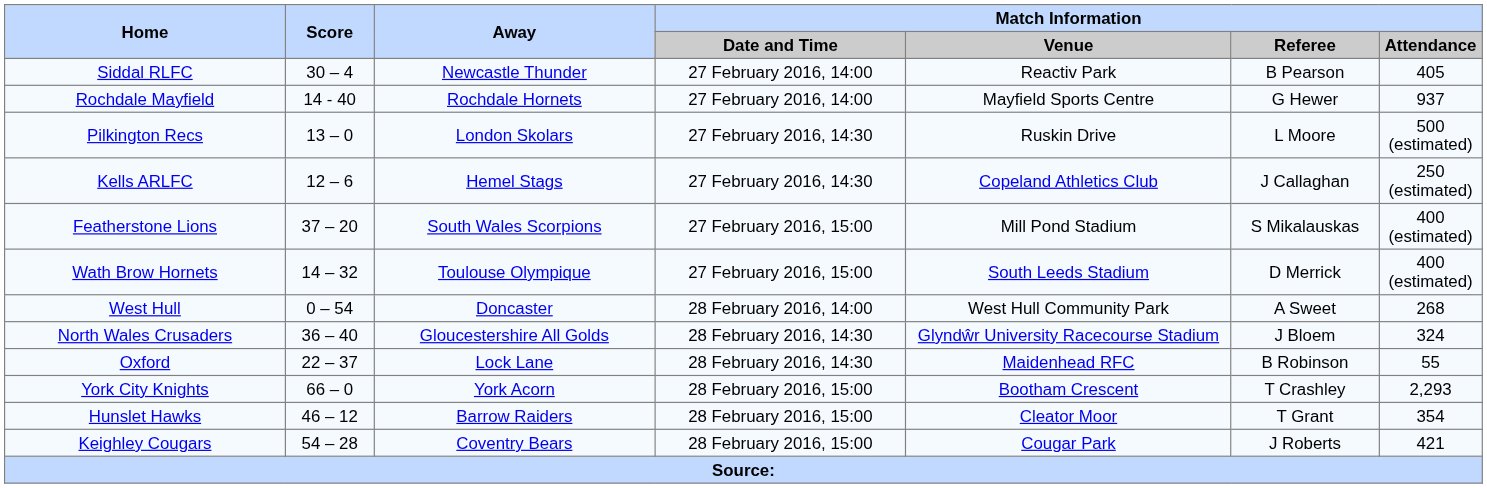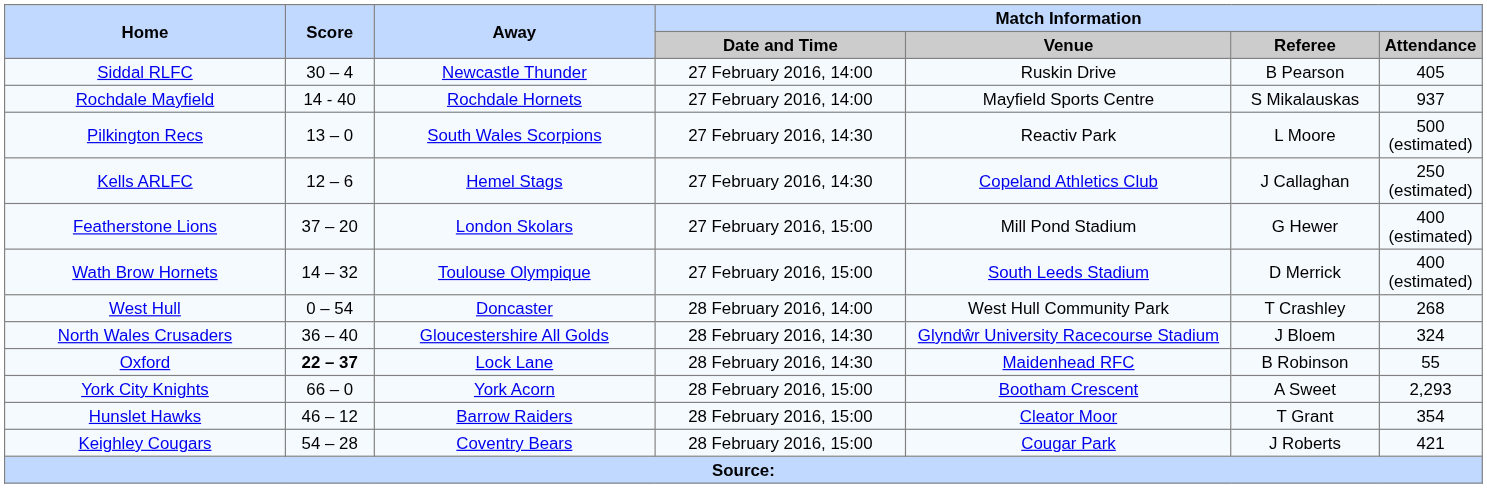(1069, 72) Reactiv Park -> (1069, 72) Ruskin Drive
(1305, 99) G Hewer -> (1305, 99) S Mikalauskas
(514, 135) London Skolars -> (514, 135) South Wales Scorpions
(1069, 135) Ruskin Drive -> (1069, 135) Reactiv Park
(514, 226) South Wales Scorpions -> (514, 226) London Skolars
(1305, 226) S Mikalauskas -> (1305, 226) G Hewer
(1305, 308) A Sweet -> (1305, 308) T Crashley
(330, 362) normal -> (330, 362) bold
(1305, 389) T Crashley -> (1305, 389) A Sweet
